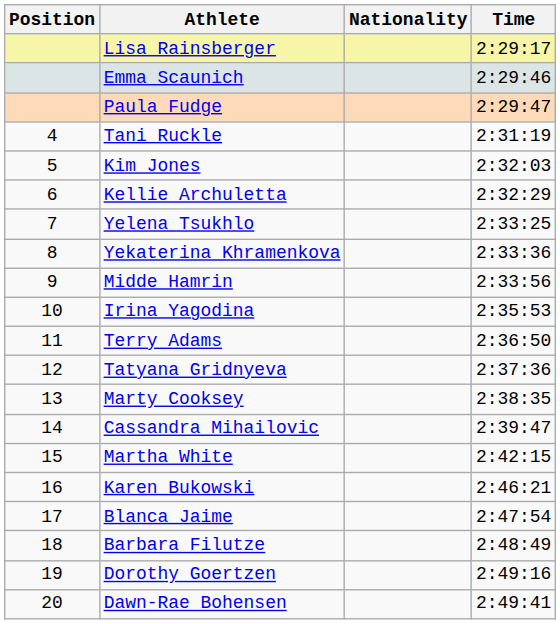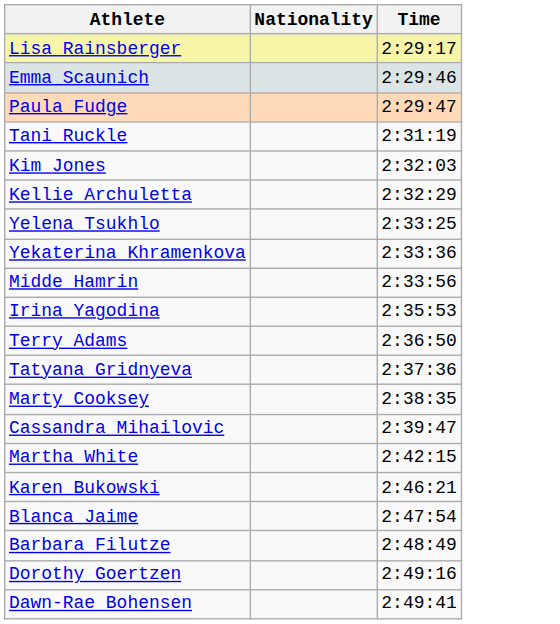- column: (52, 19)
